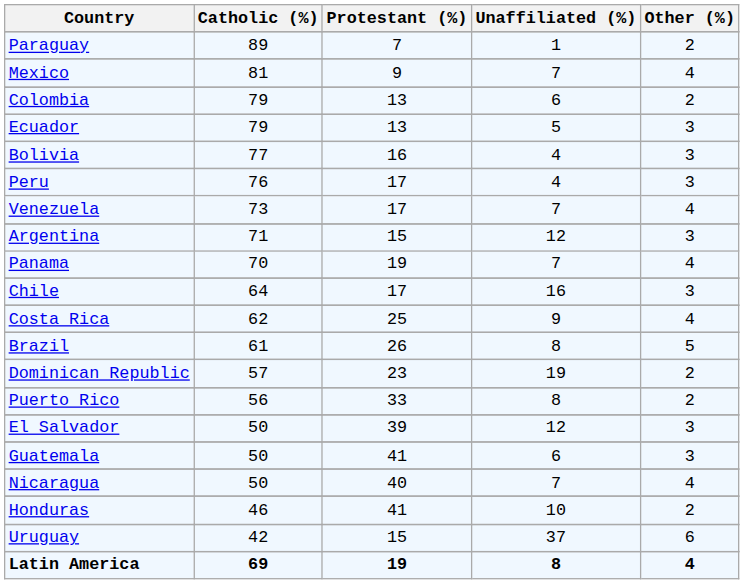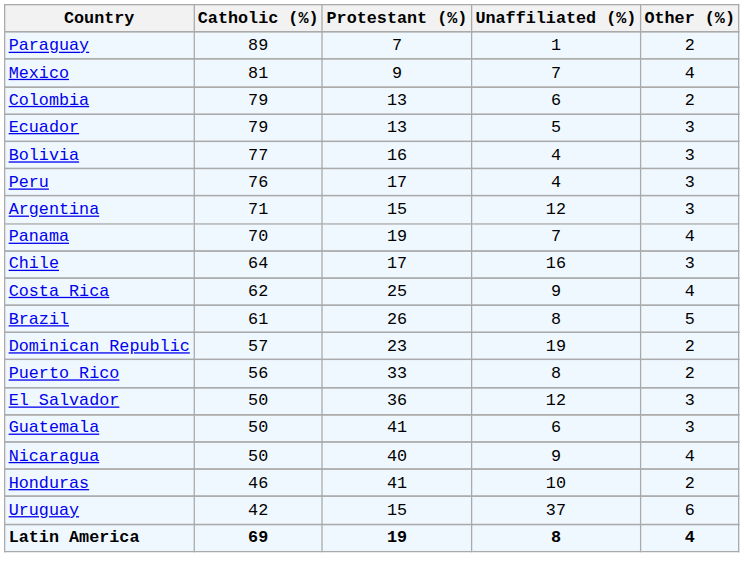- row: (54, 210)
(397, 428) 39 -> (397, 401) 36
(556, 483) 7 -> (556, 456) 9
